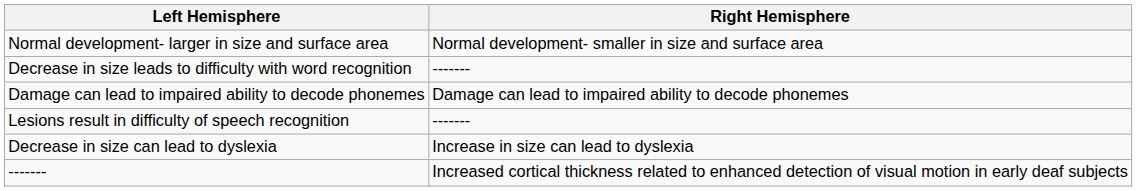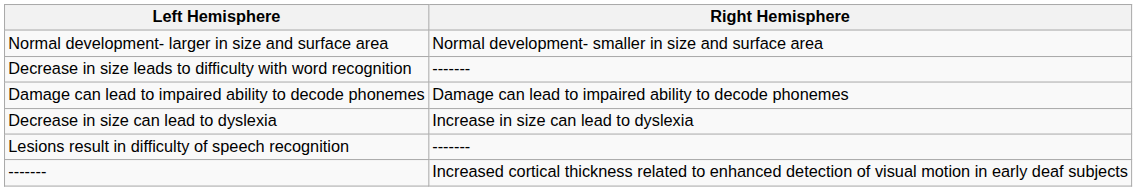rows swapped: (143, 146) <-> (179, 120)
